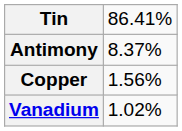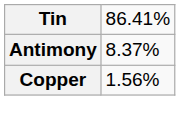- row: (54, 110)
